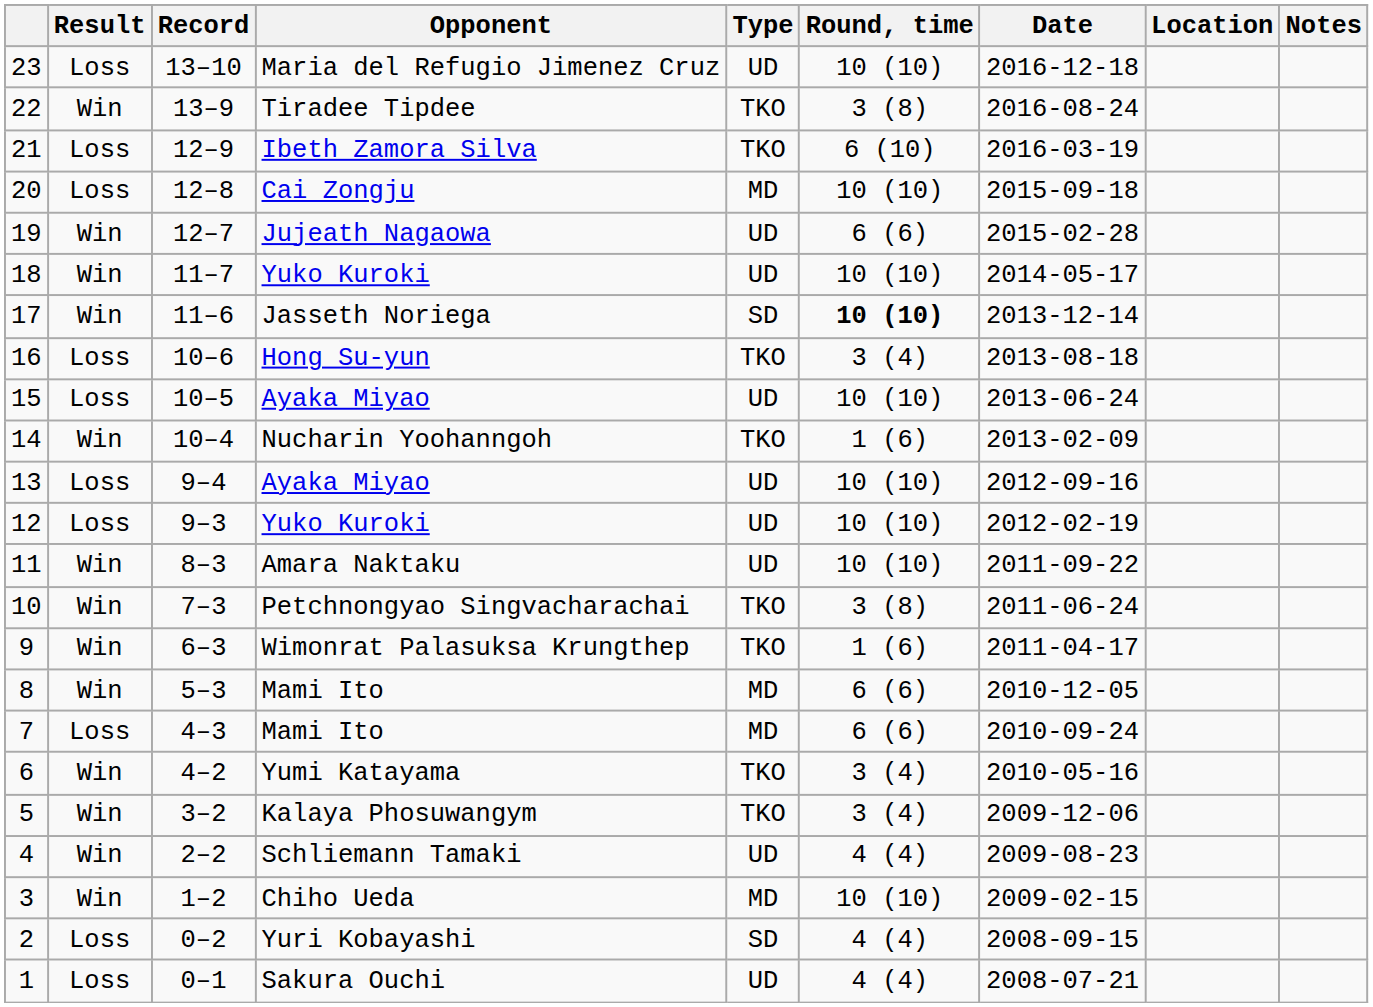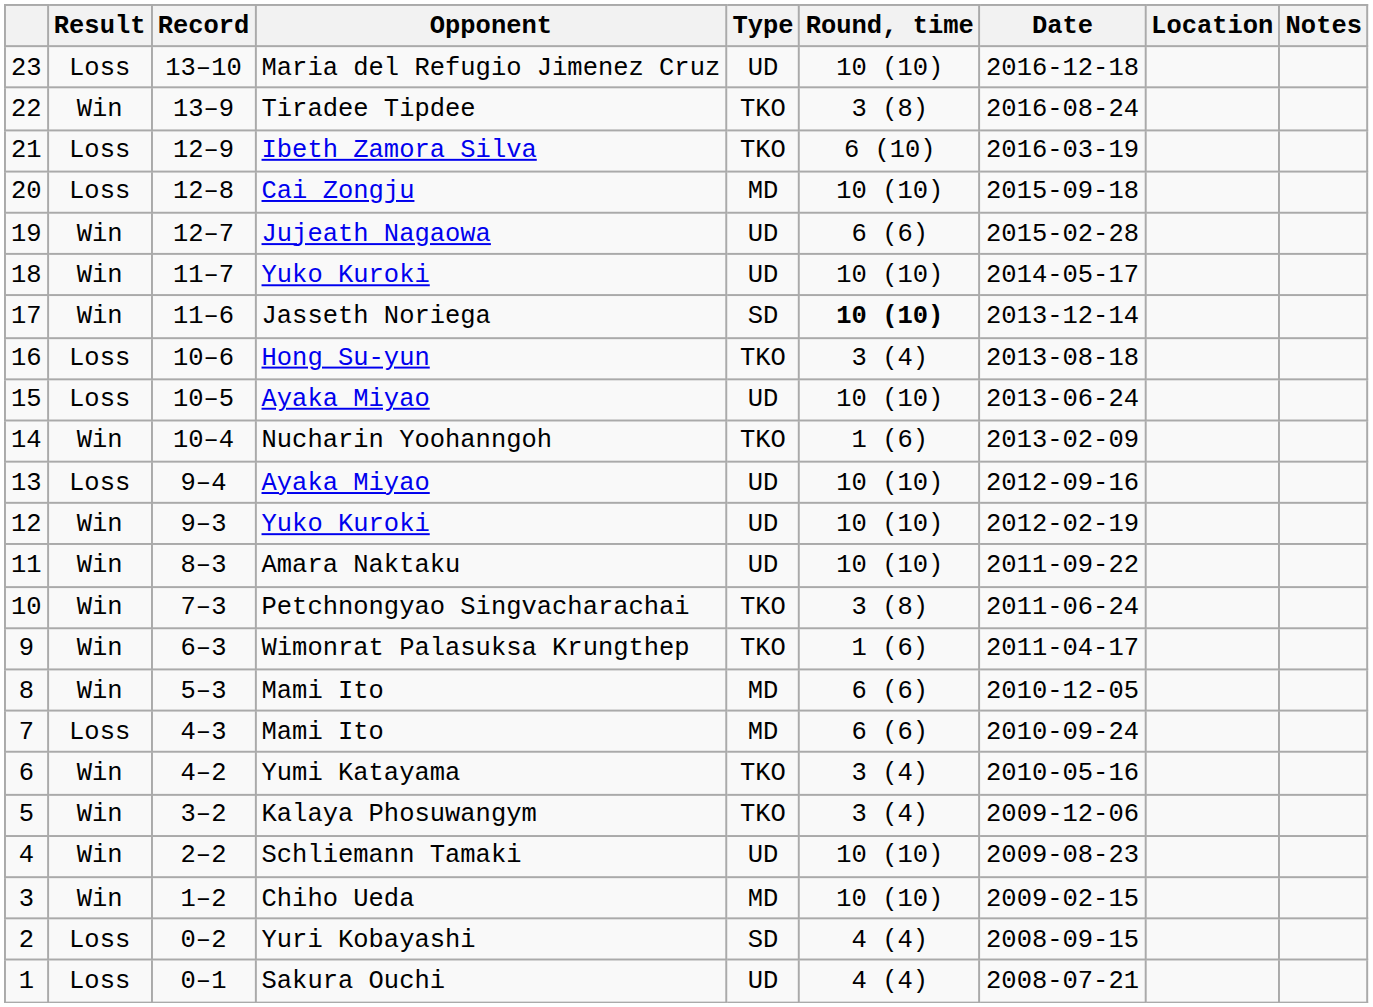(100, 524) Loss -> (100, 524) Win
(890, 856) 4 (4) -> (890, 856) 10 (10)
